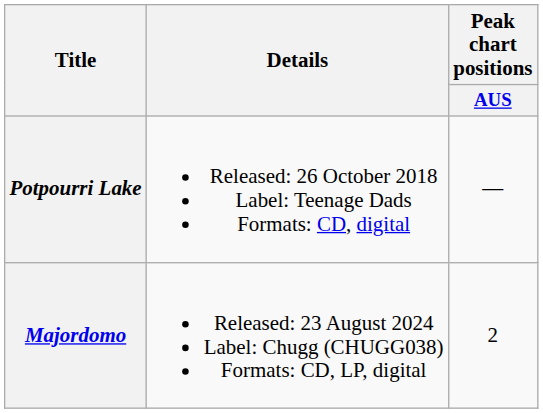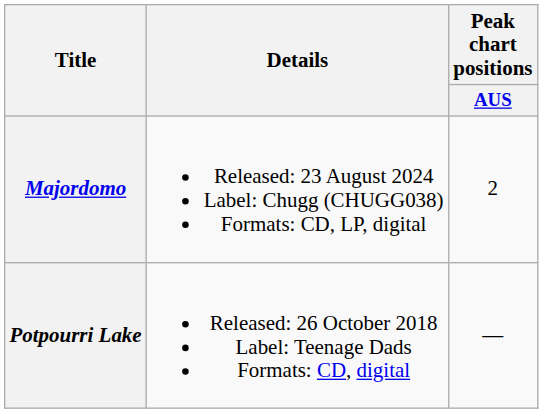rows swapped: (76, 188) <-> (76, 334)
